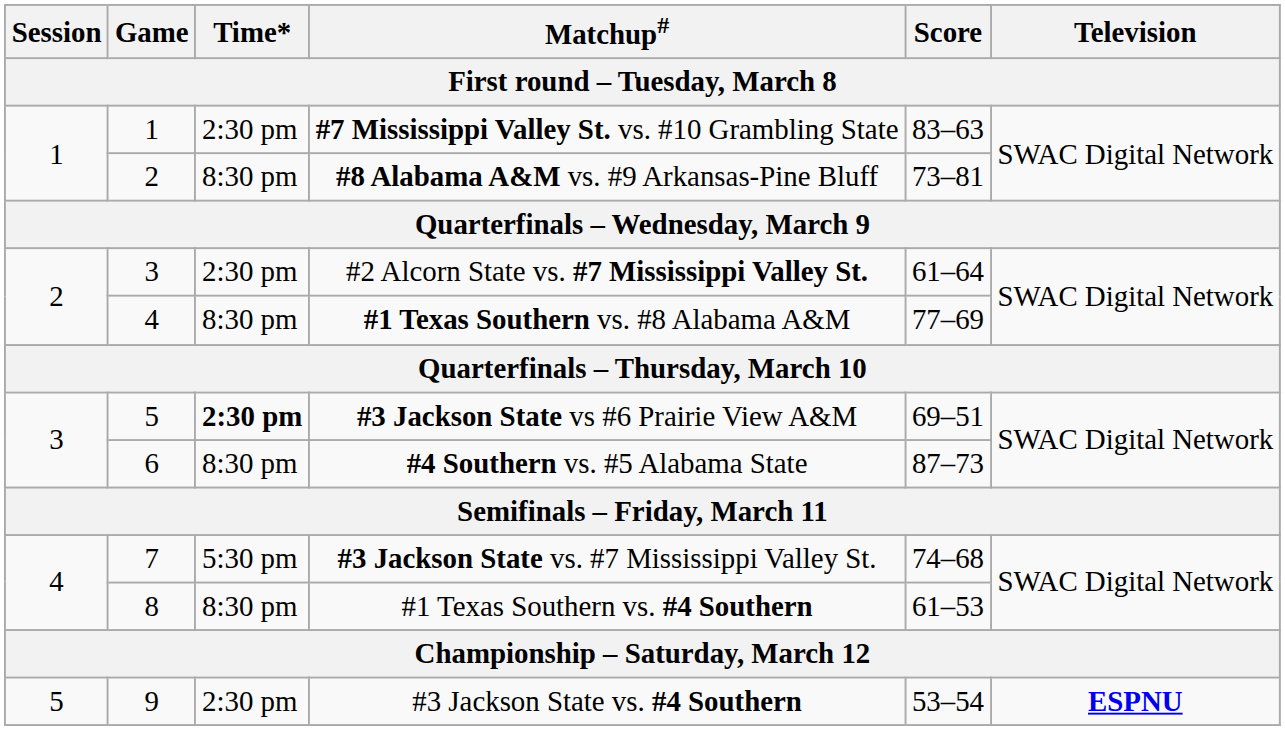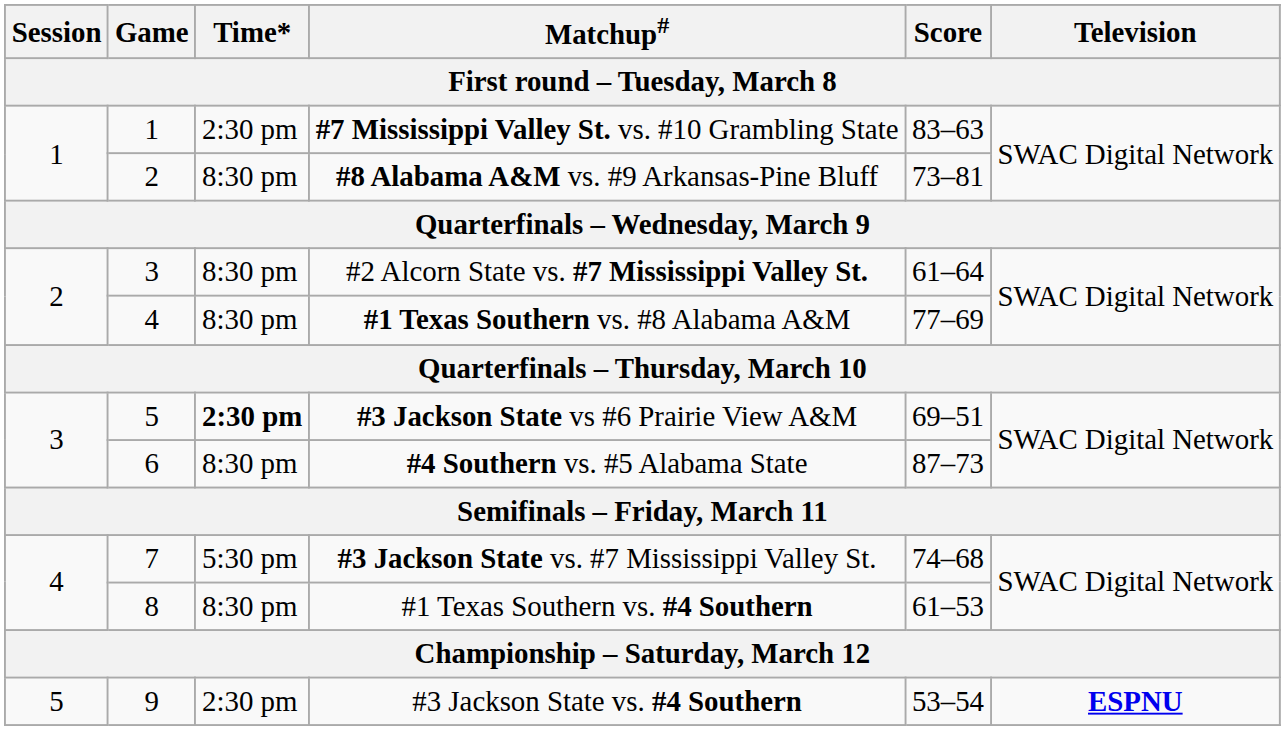(250, 272) 2:30 pm -> (250, 272) 8:30 pm
